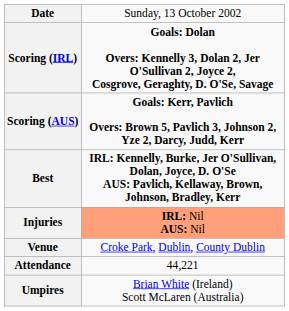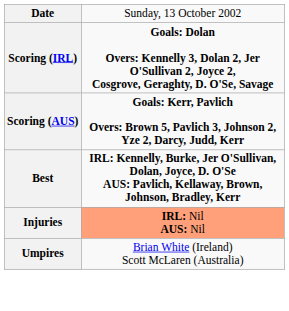- row: (43, 247)
- row: (43, 265)
